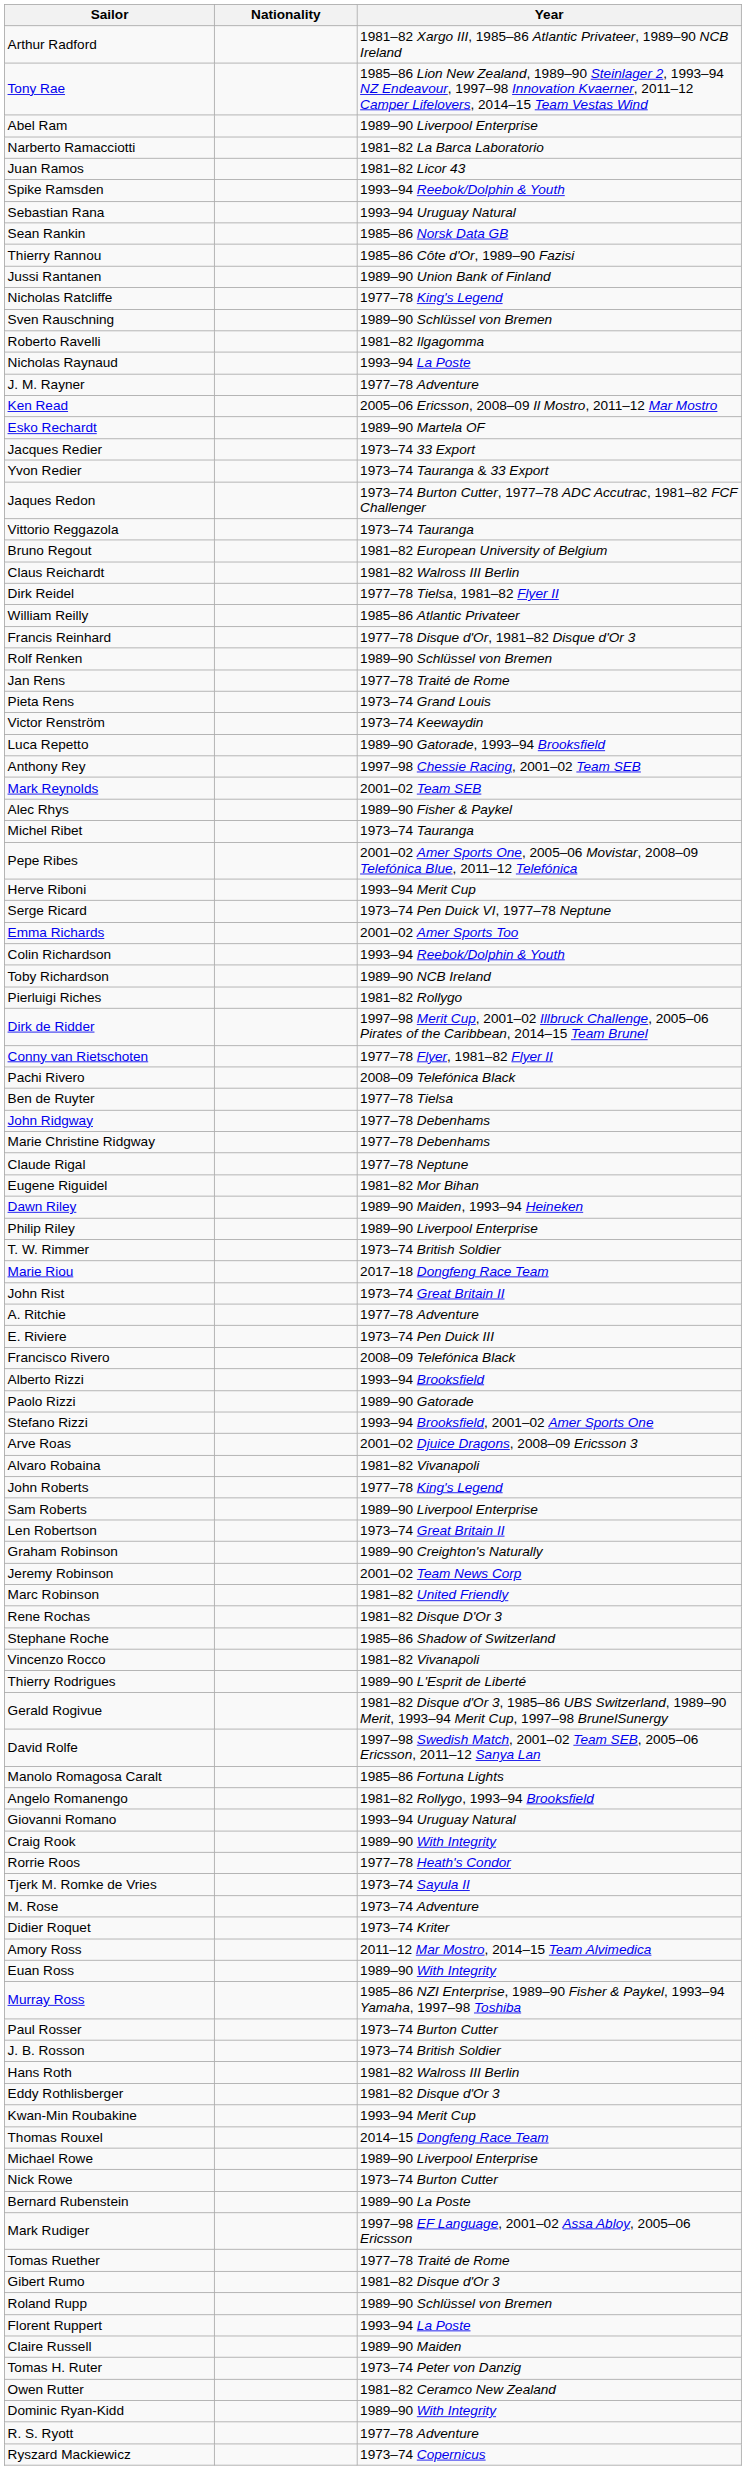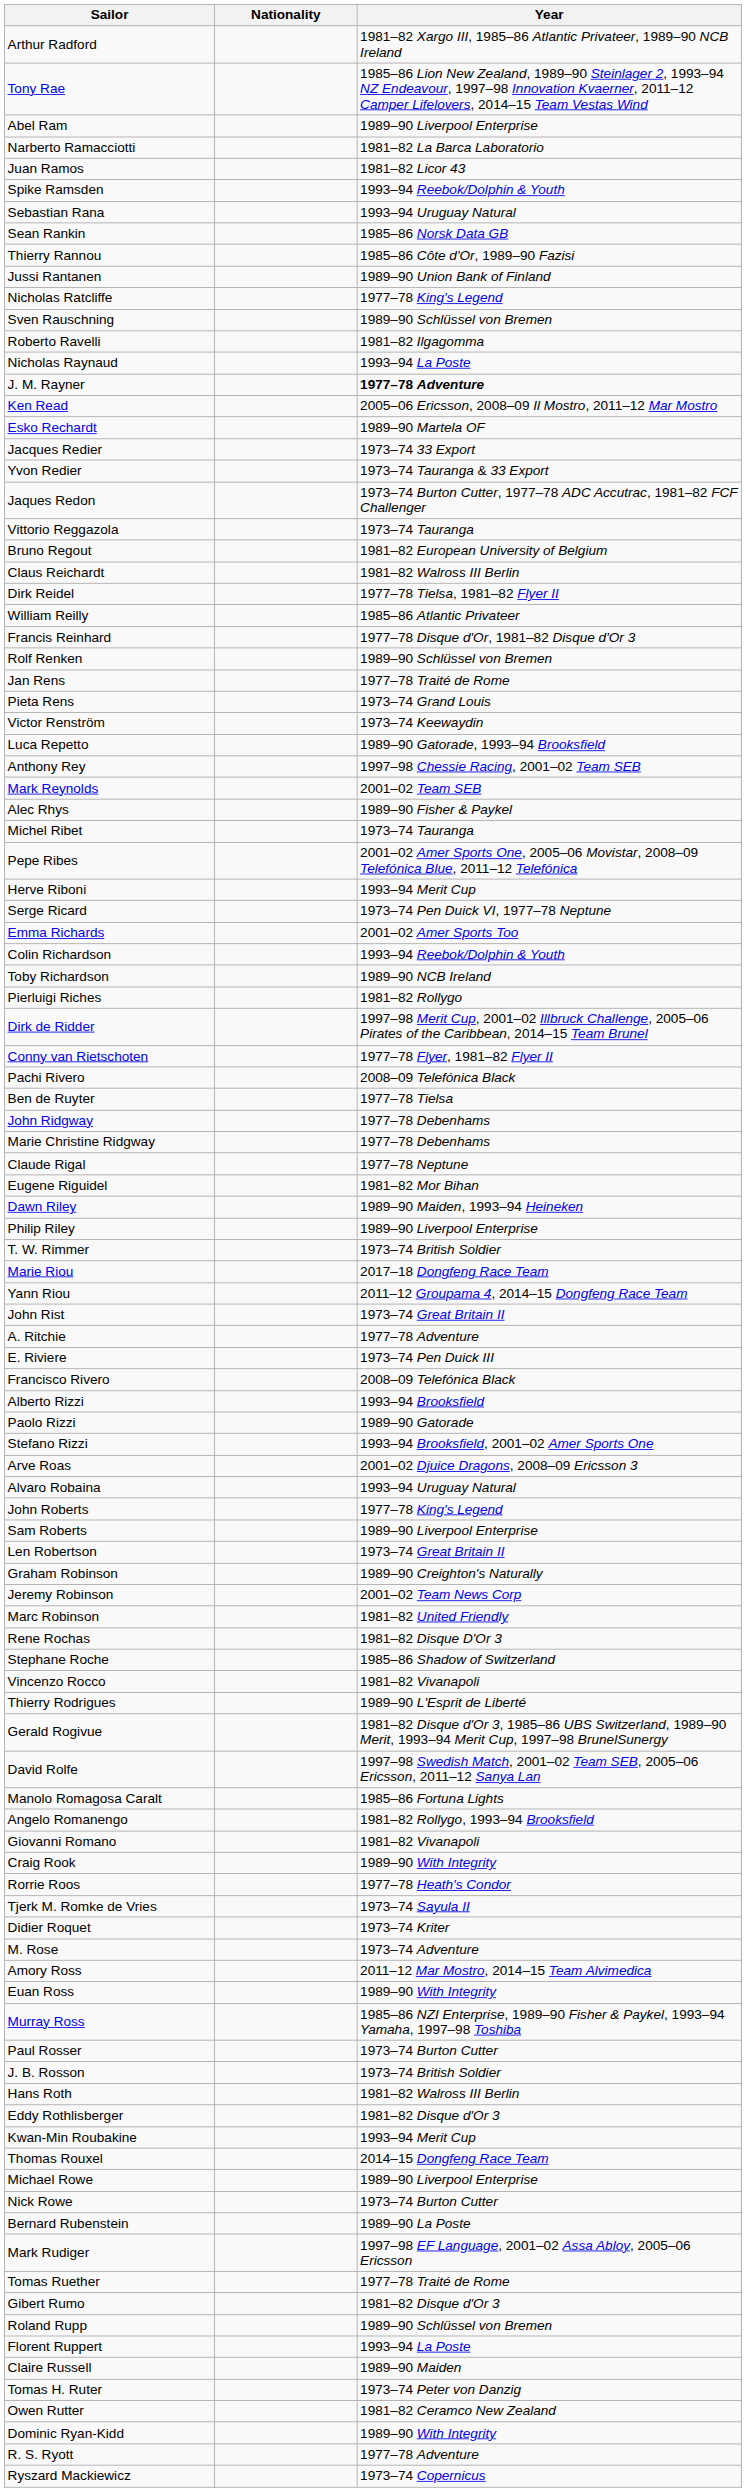(419, 384) normal -> (422, 384) bold
+ row: (39, 1293)
(420, 1465) 1981–82 Vivanapoli -> (438, 1487) 1993–94 Uruguay Natural
(438, 1820) 1993–94 Uruguay Natural -> (420, 1841) 1981–82 Vivanapoli
rows swapped: (49, 1927) <-> (33, 1906)
